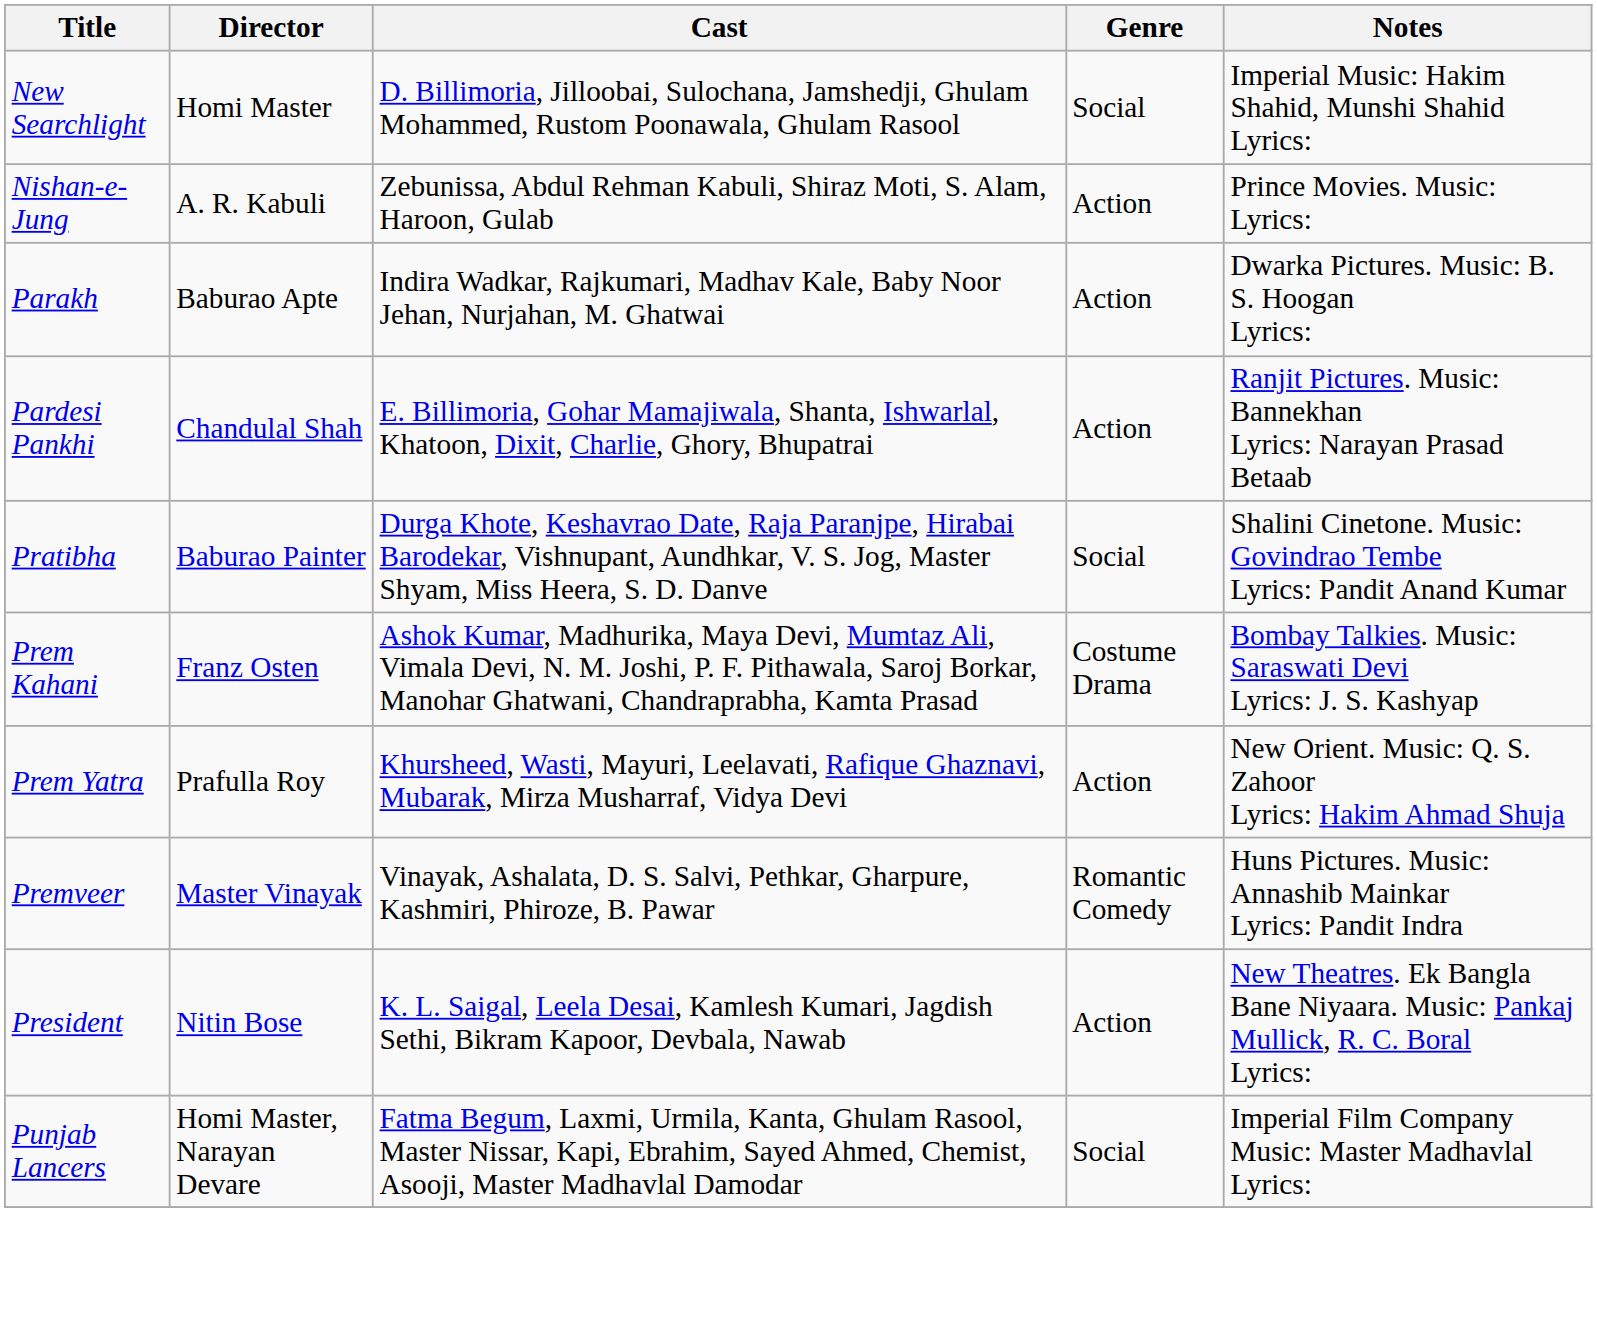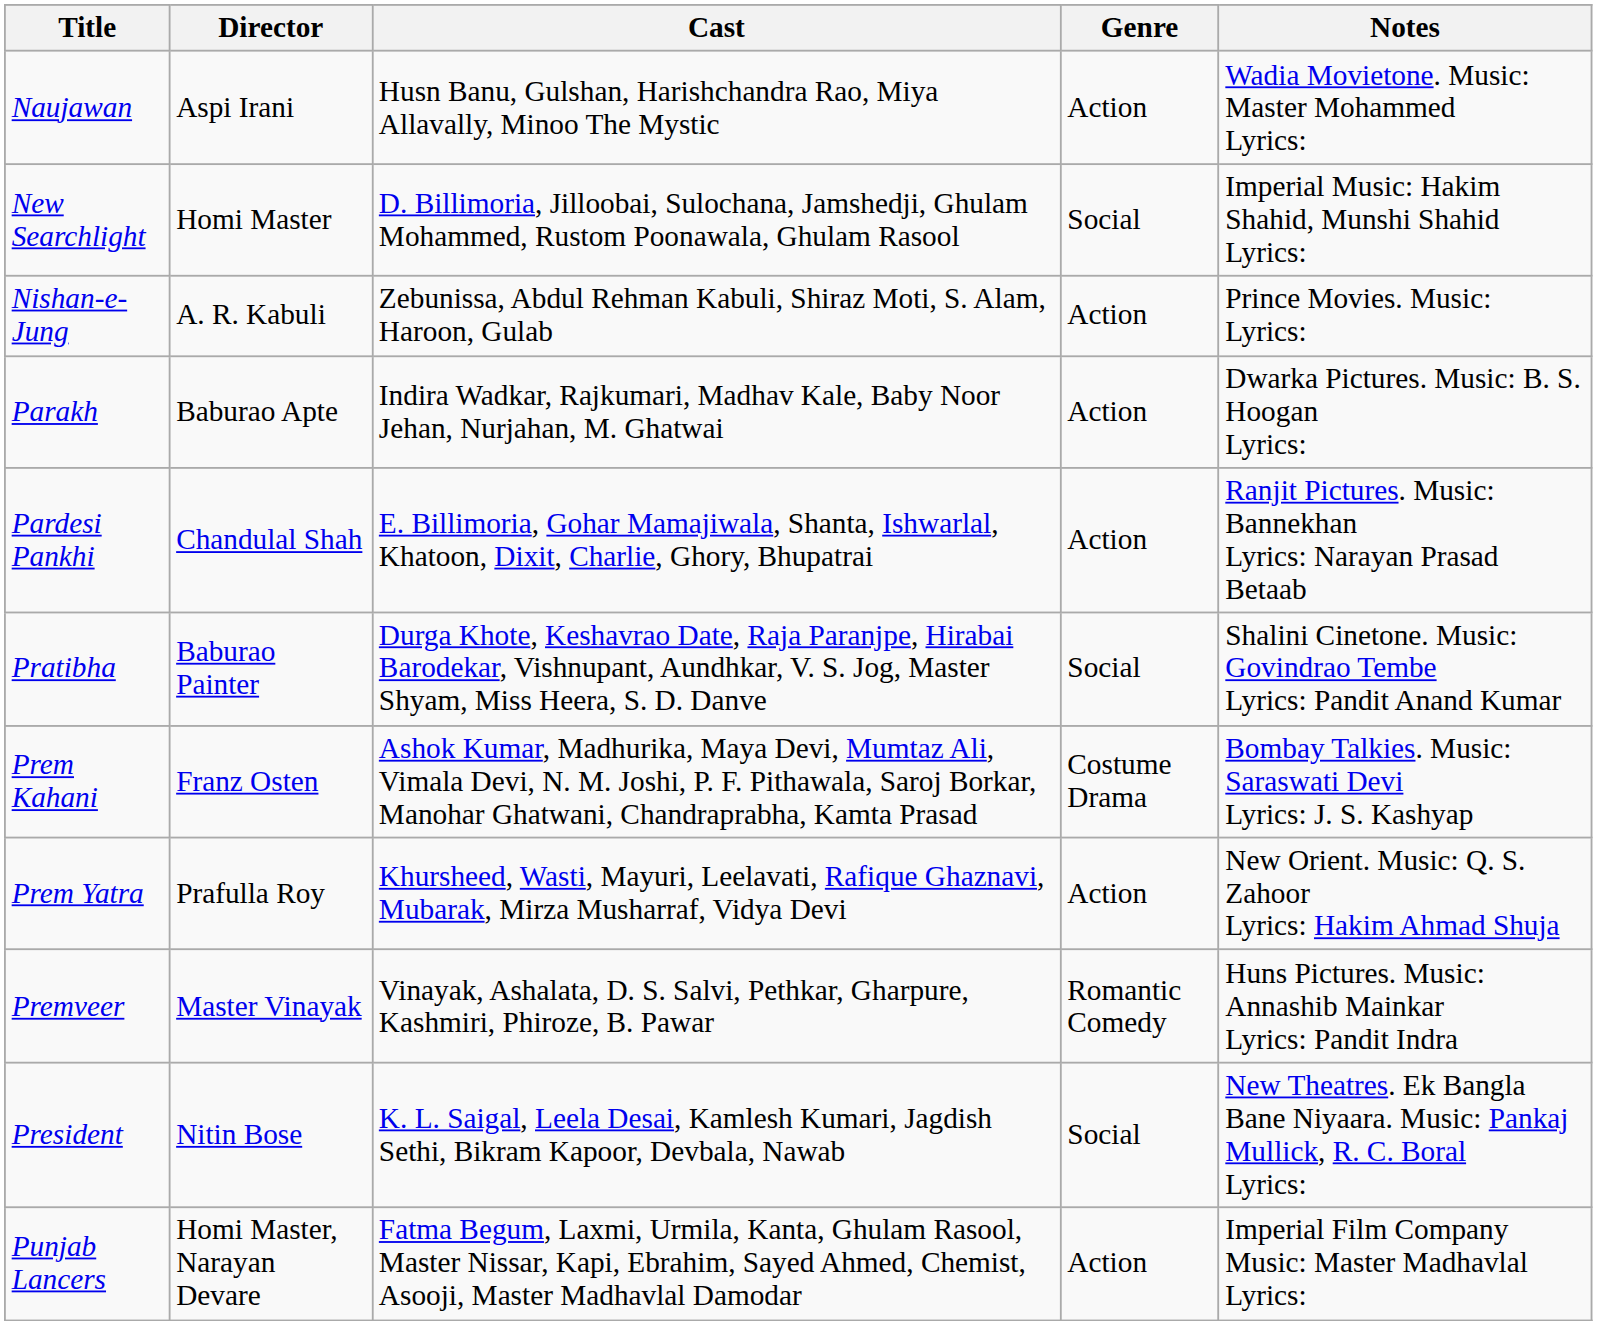+ row: (72, 107)
(1112, 1022) Action -> (1104, 1134) Social
(1109, 1150) Social -> (1107, 1263) Action
